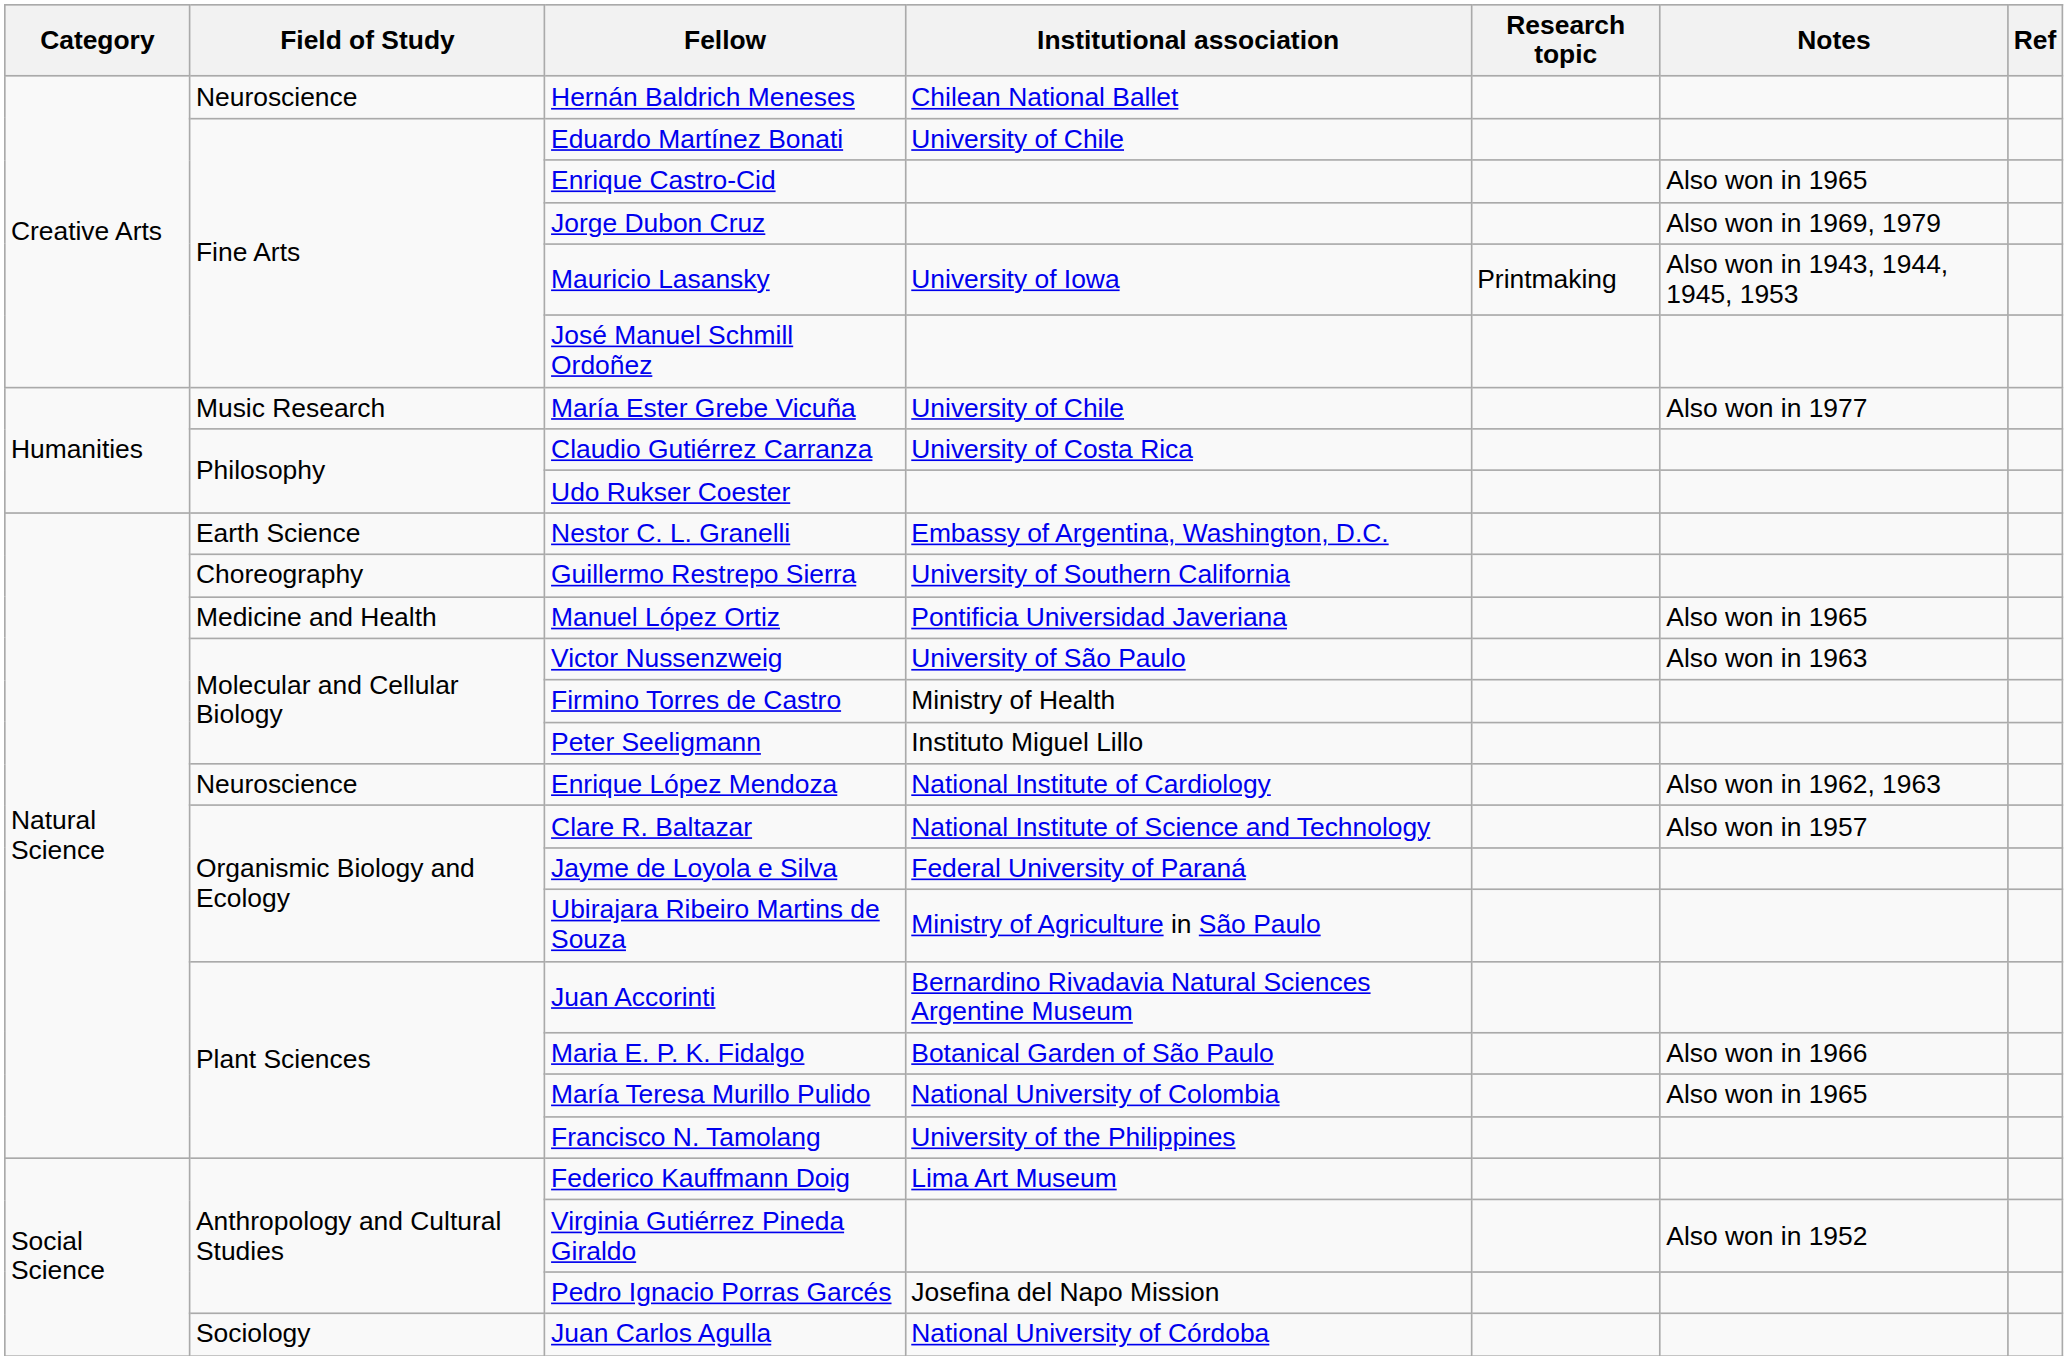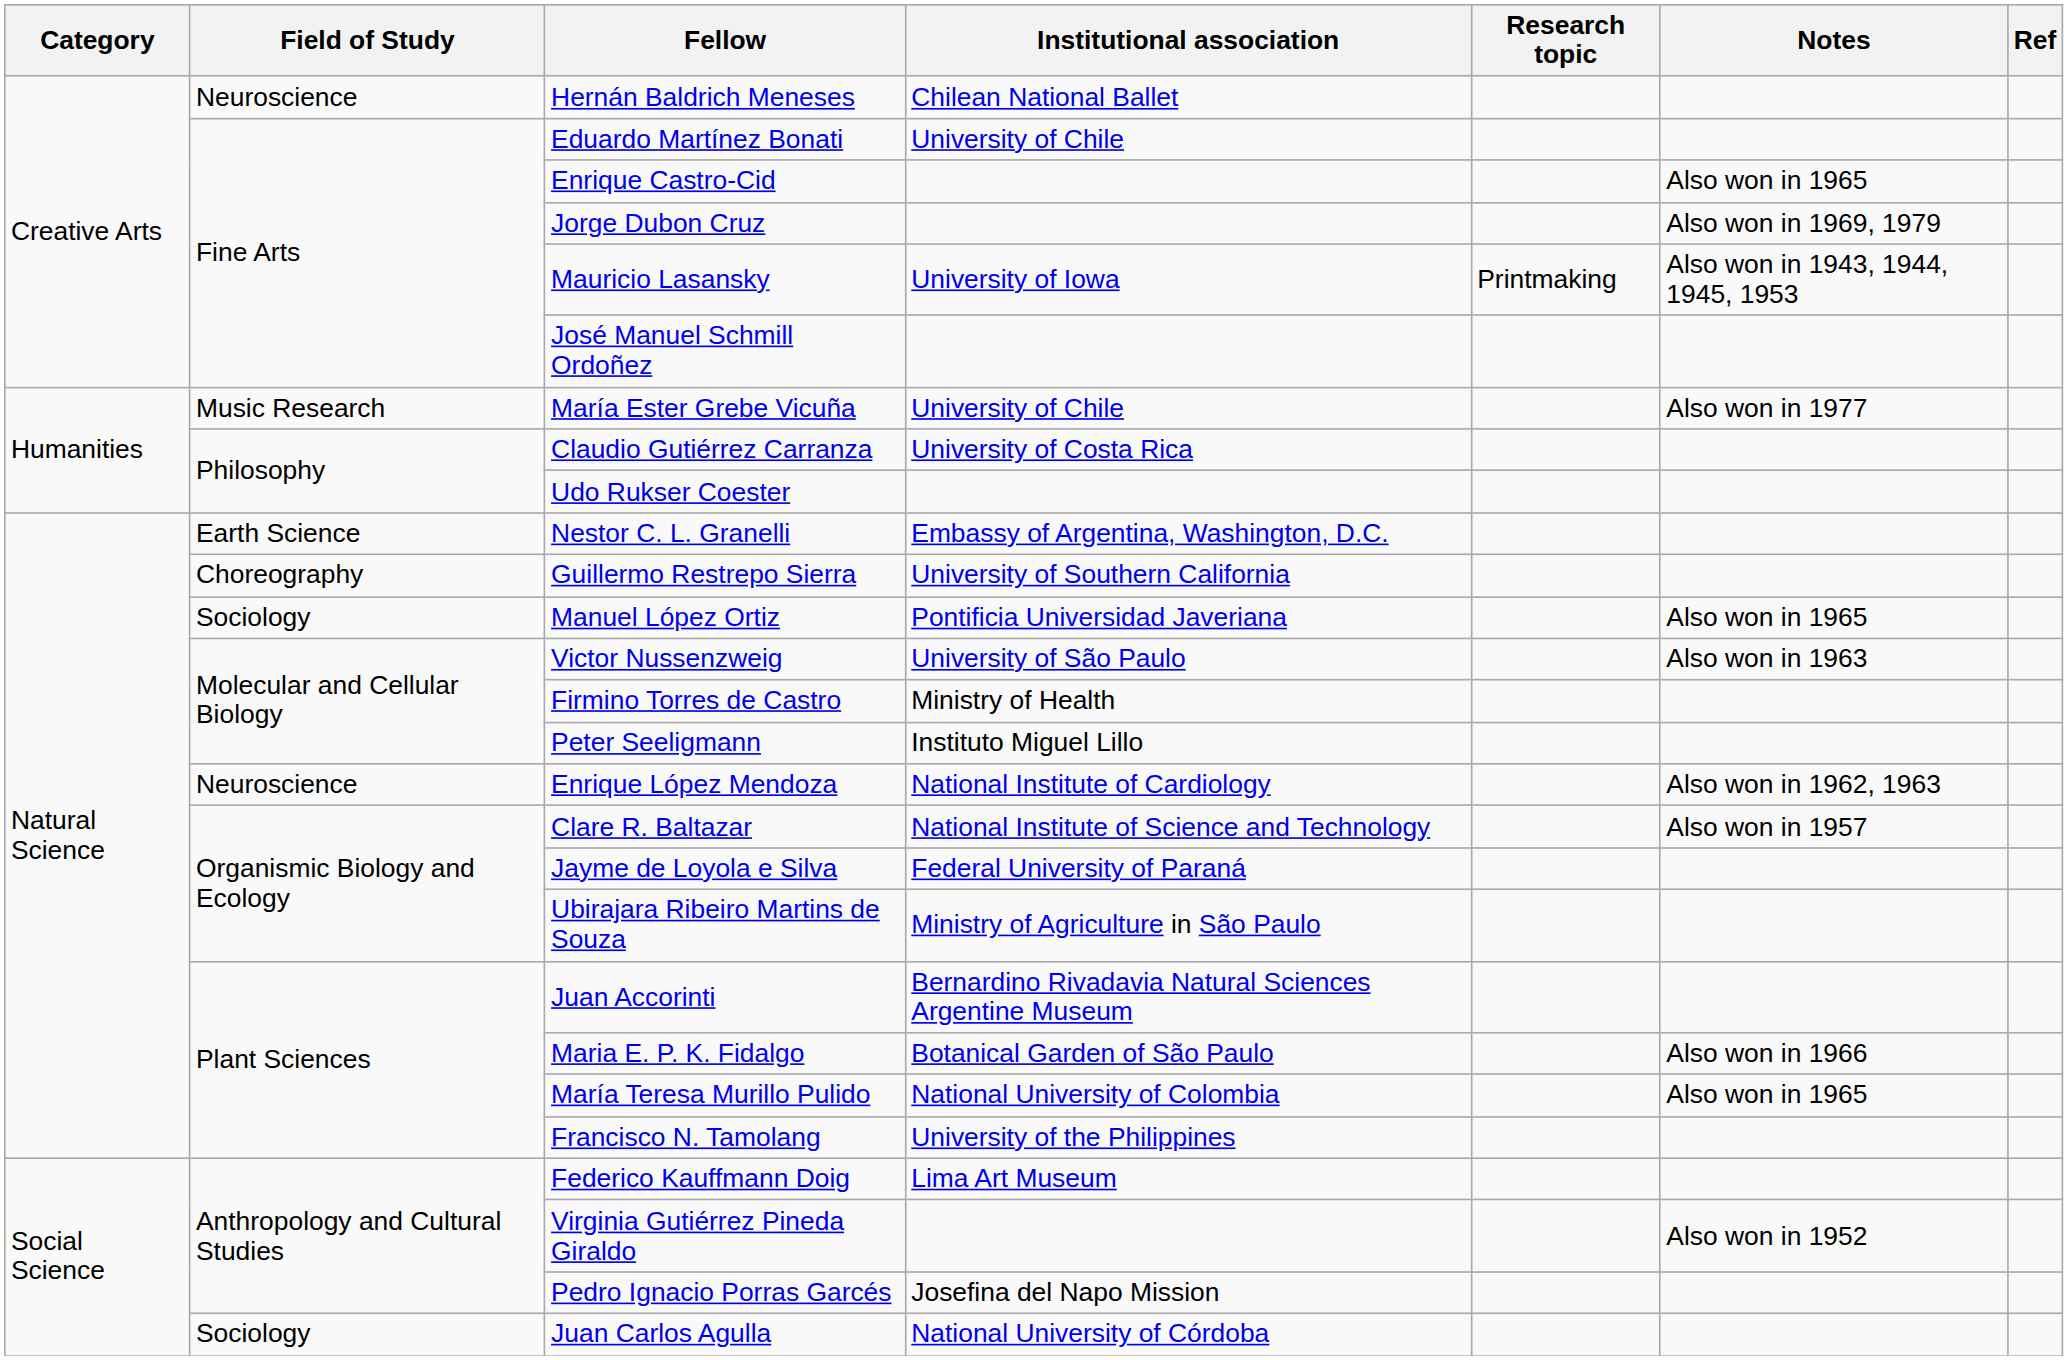(316, 616) Medicine and Health -> (253, 616) Sociology
